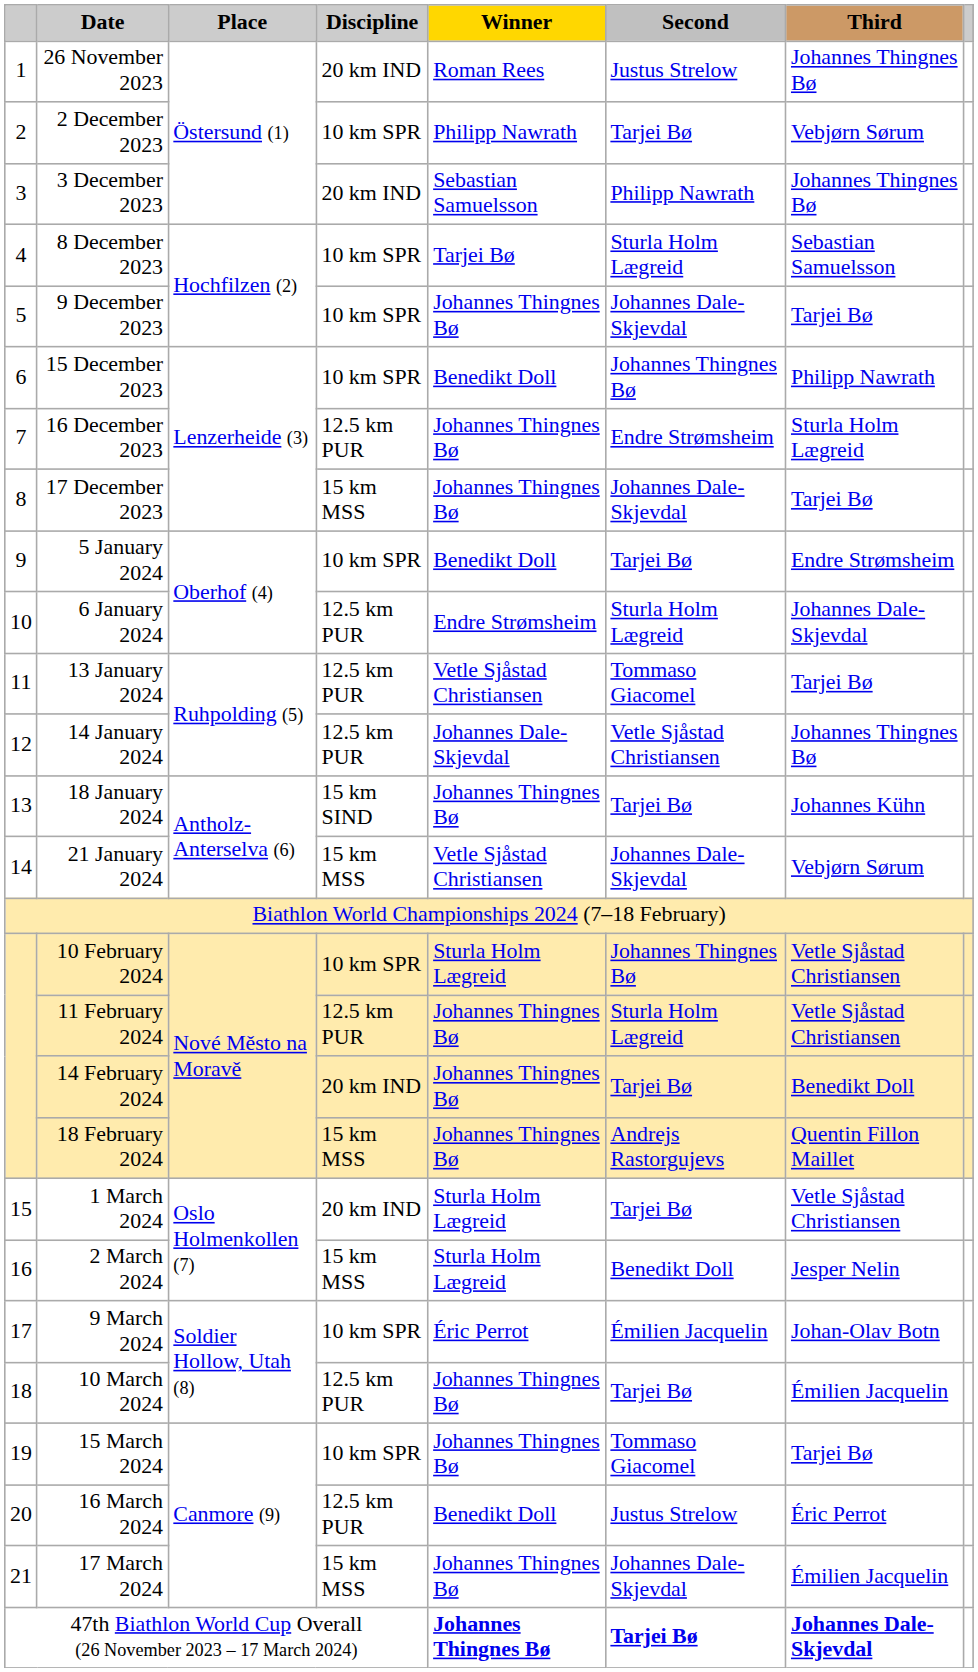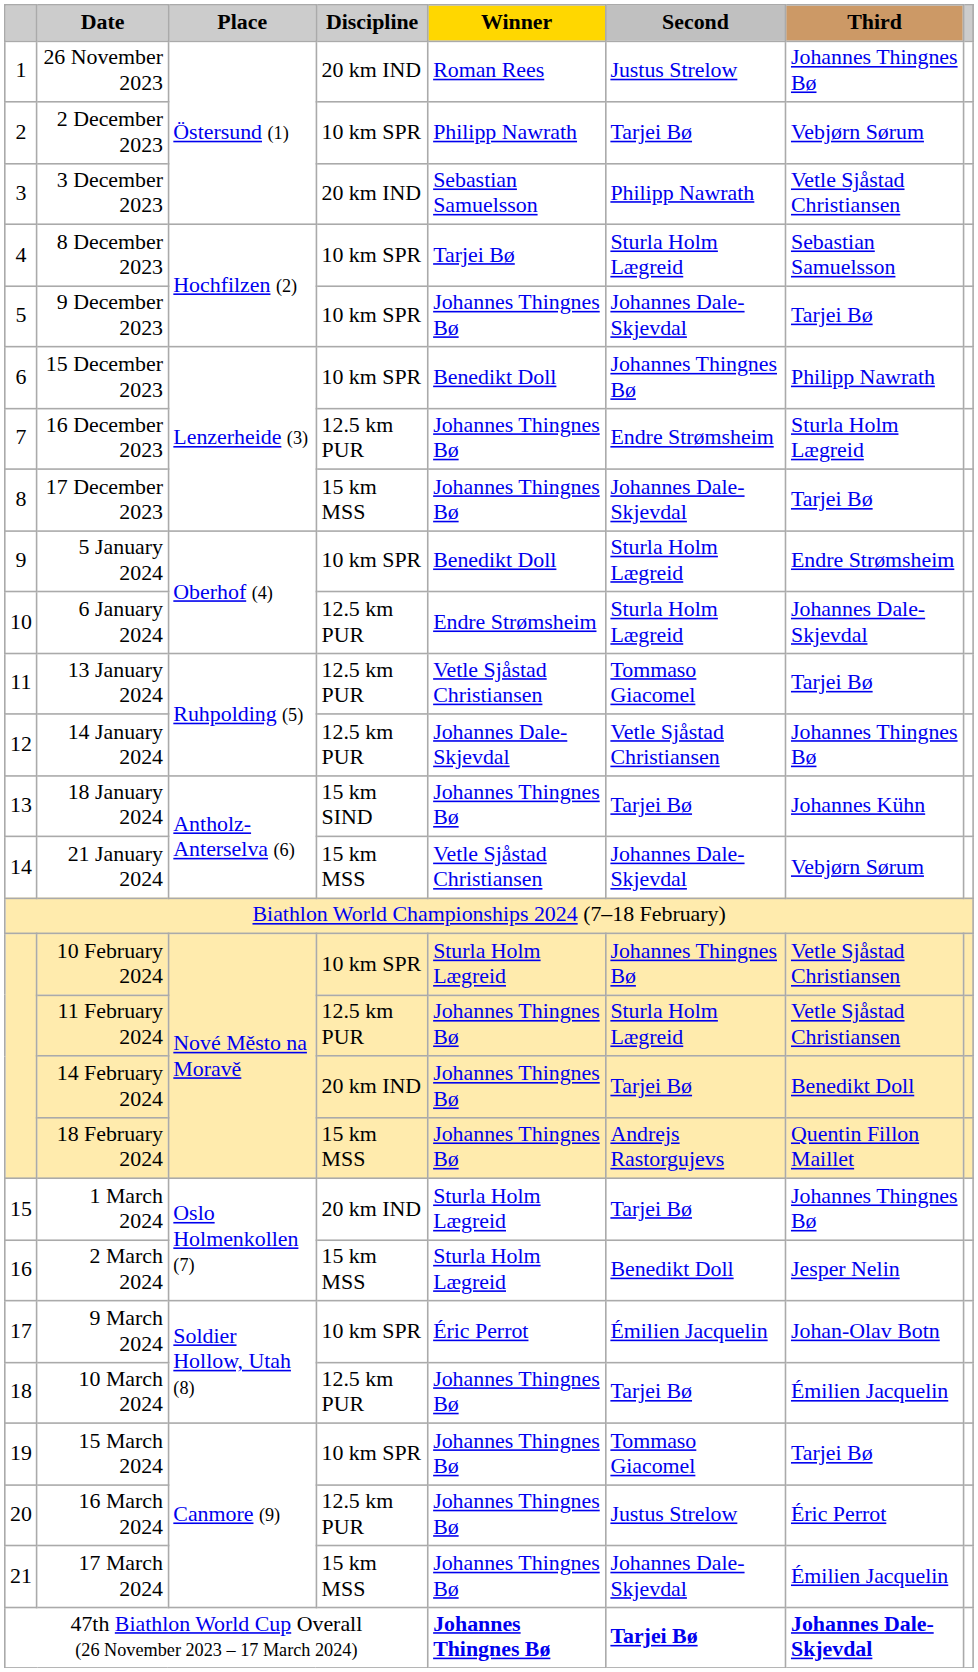(874, 193) Johannes Thingnes Bø -> (848, 193) Vetle Sjåstad Christiansen
(651, 560) Tarjei Bø -> (664, 560) Sturla Holm Lægreid
(848, 1208) Vetle Sjåstad Christiansen -> (874, 1208) Johannes Thingnes Bø
(495, 1514) Benedikt Doll -> (516, 1514) Johannes Thingnes Bø
